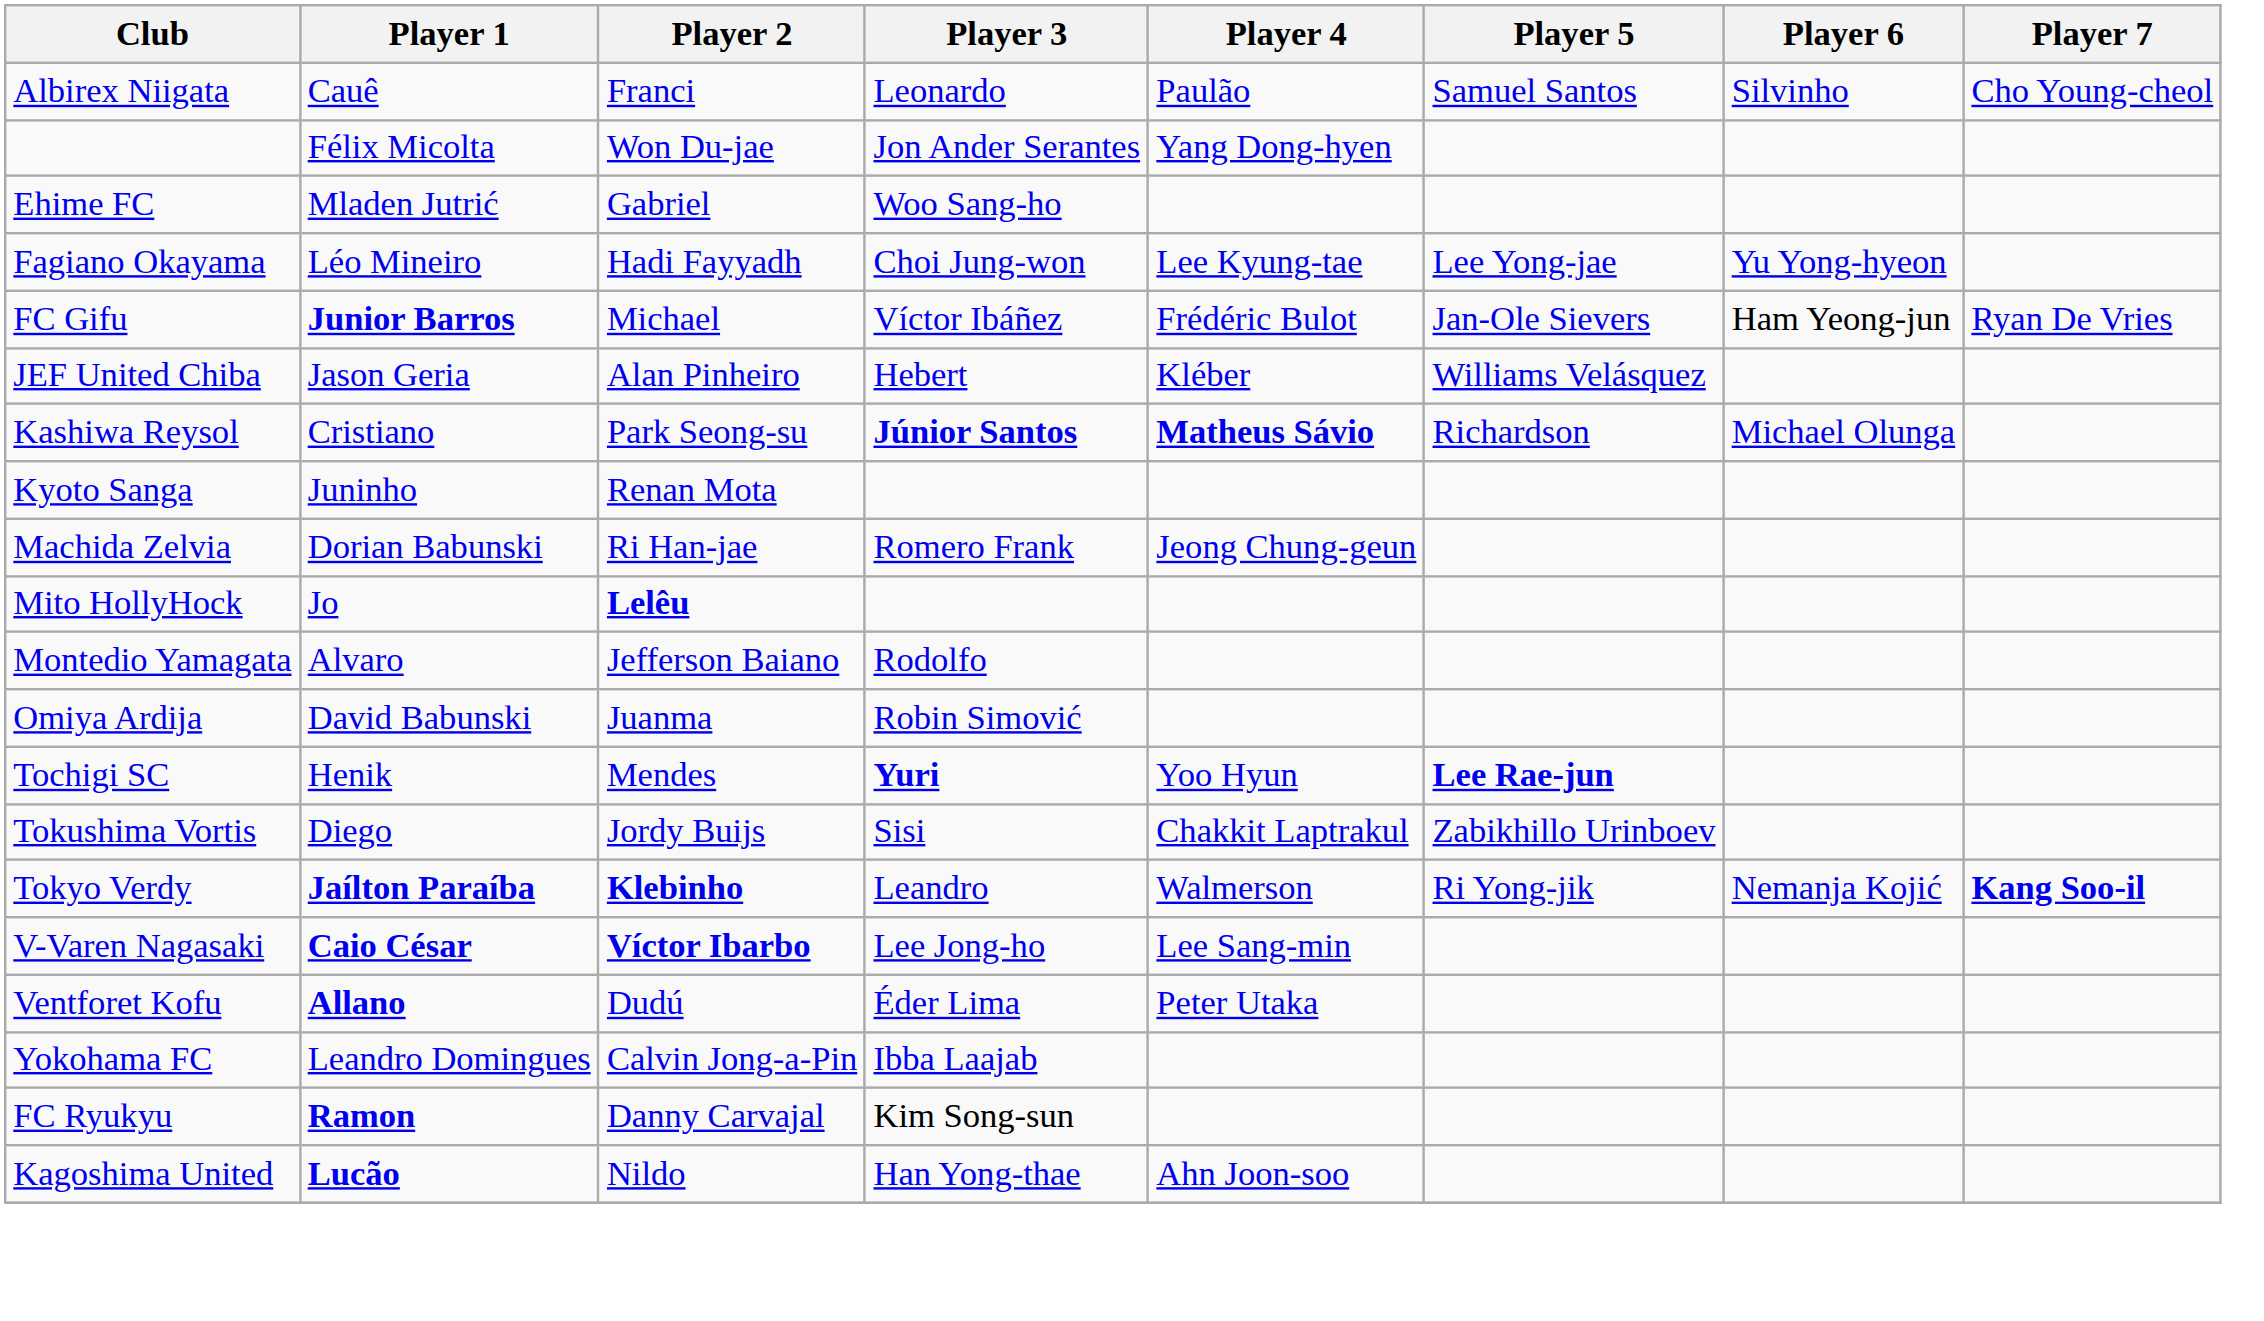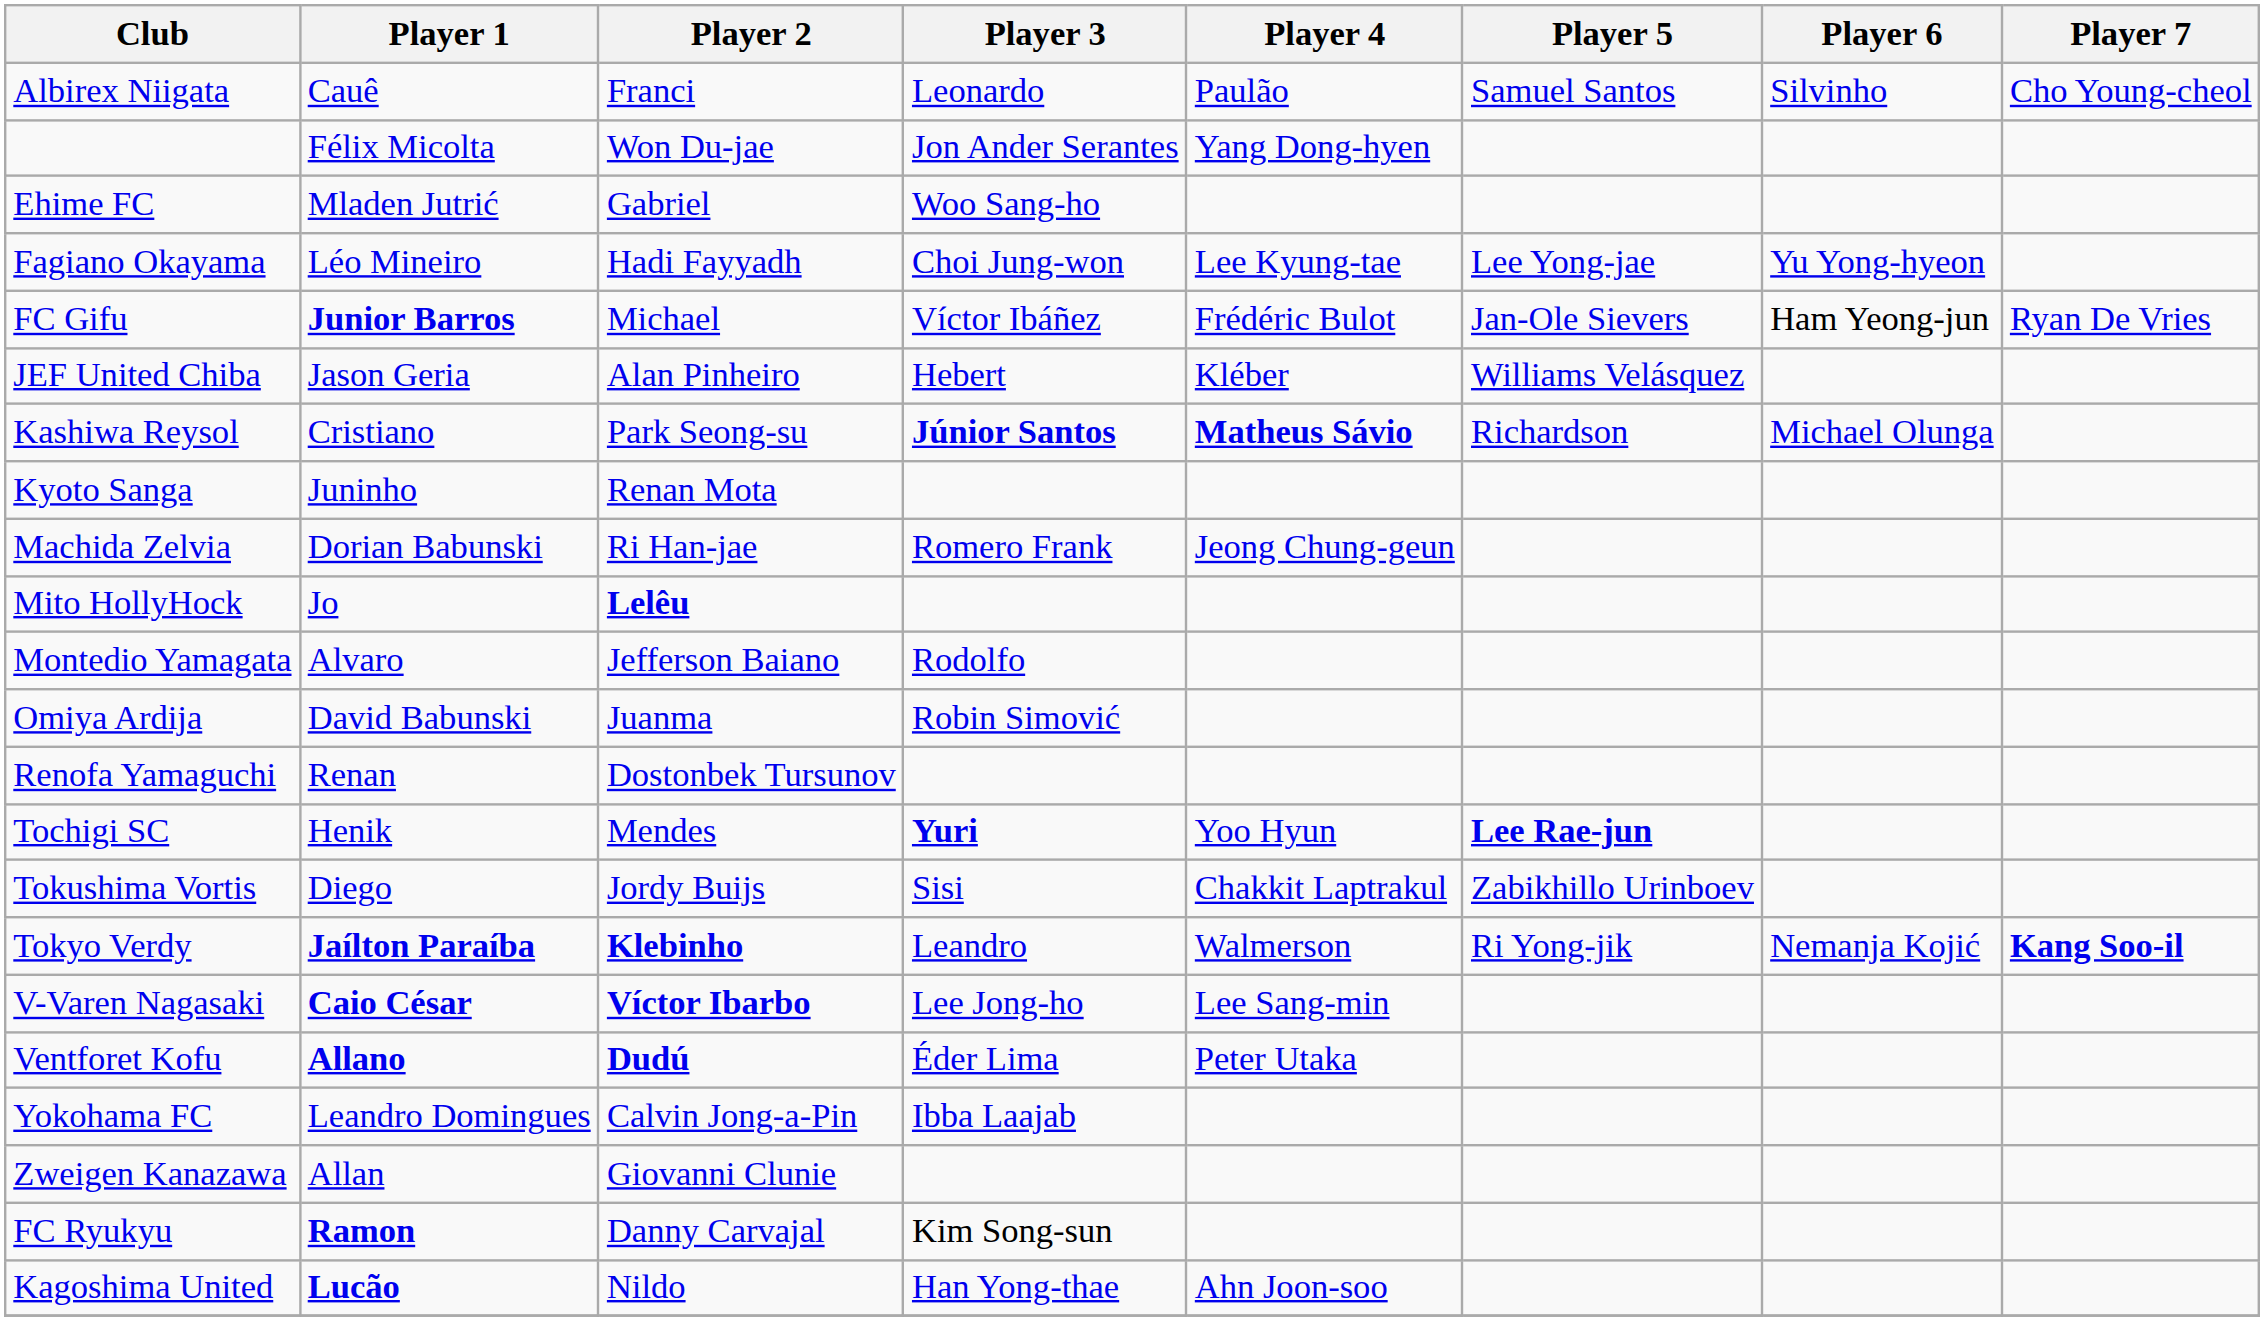+ row: (145, 774)
(645, 1002) normal -> (648, 1059) bold
+ row: (150, 1173)
